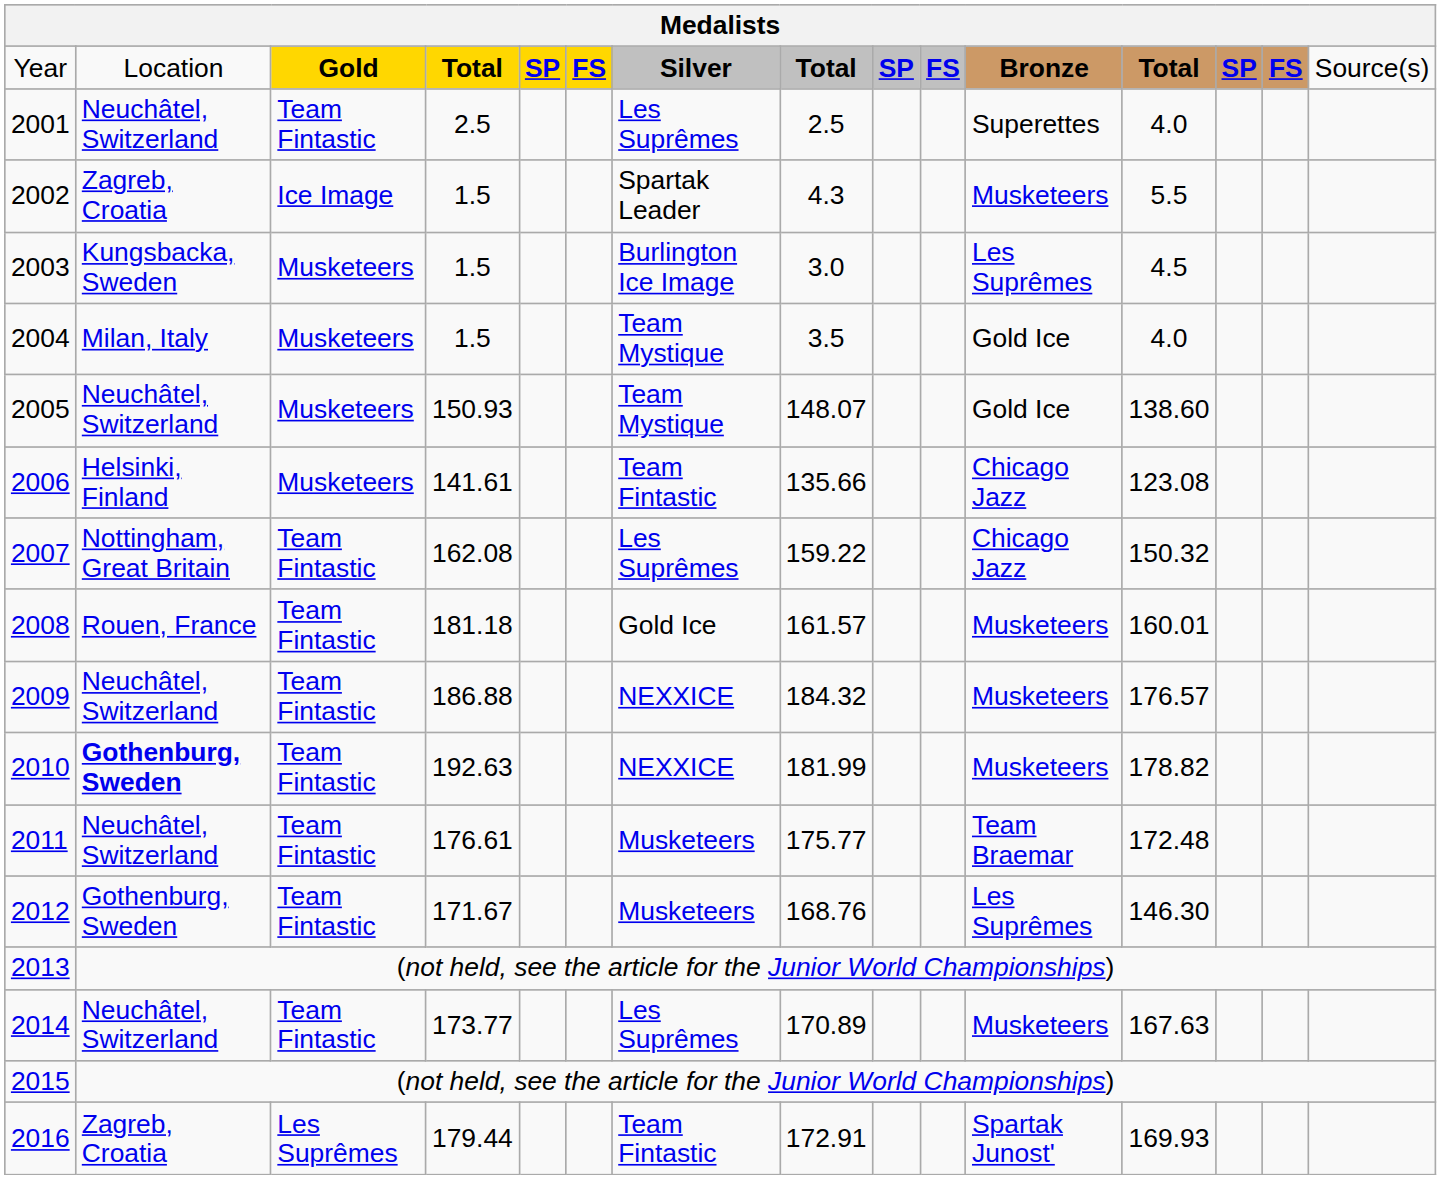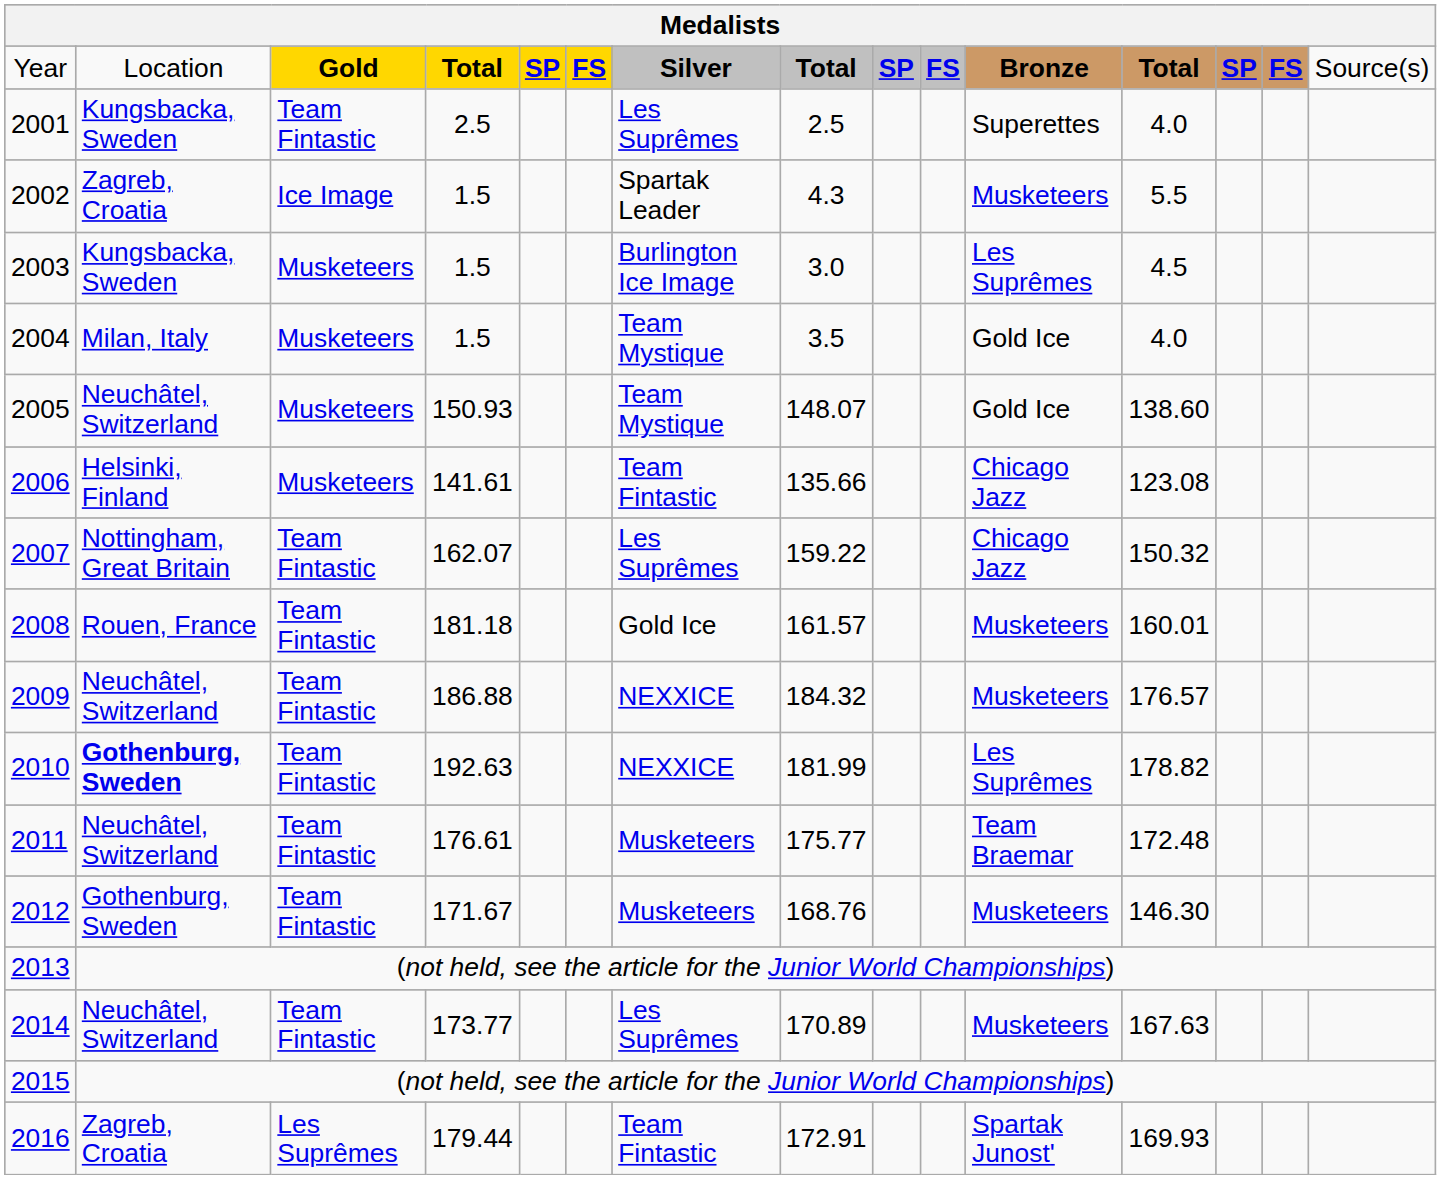(150, 124) Neuchâtel, Switzerland -> (158, 124) Kungsbacka, Sweden
(472, 553) 162.08 -> (472, 553) 162.07
(1040, 768) Musketeers -> (1032, 768) Les Suprêmes
(1032, 911) Les Suprêmes -> (1040, 911) Musketeers
